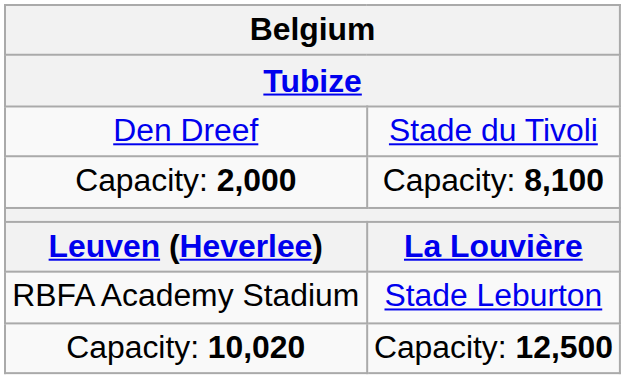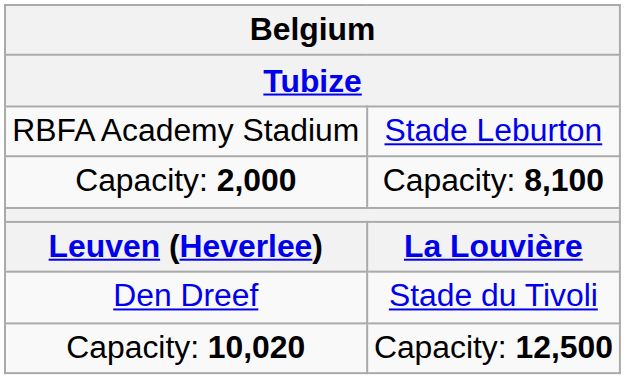rows swapped: (186, 296) <-> (186, 130)
